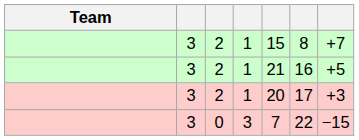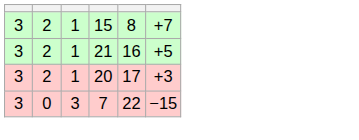- column: (91, 17)
